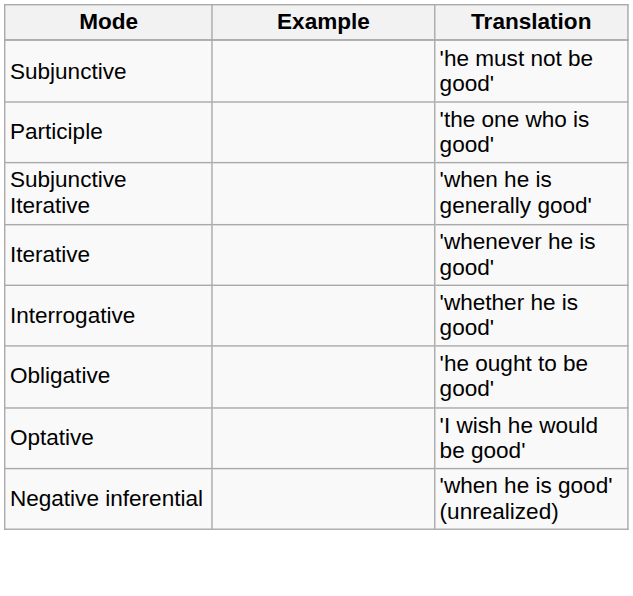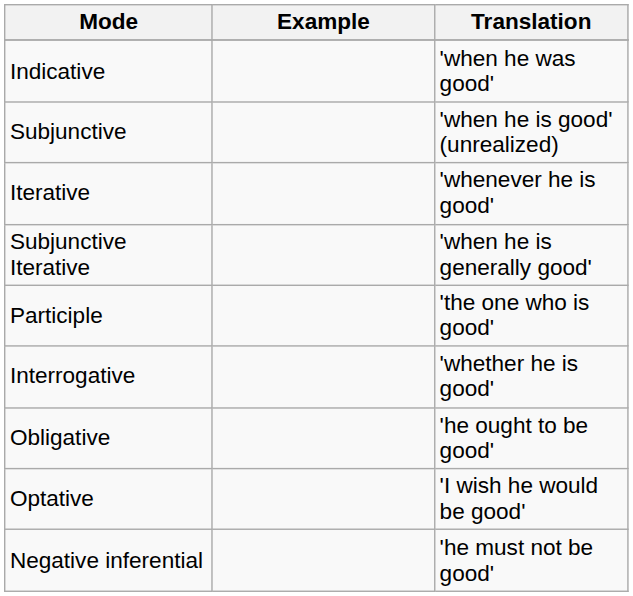+ row: (58, 70)
(516, 70) 'he must not be good' -> (526, 132) 'when he is good' (unrealized)
rows swapped: (50, 254) <-> (56, 132)
(526, 498) 'when he is good' (unrealized) -> (516, 560) 'he must not be good'
